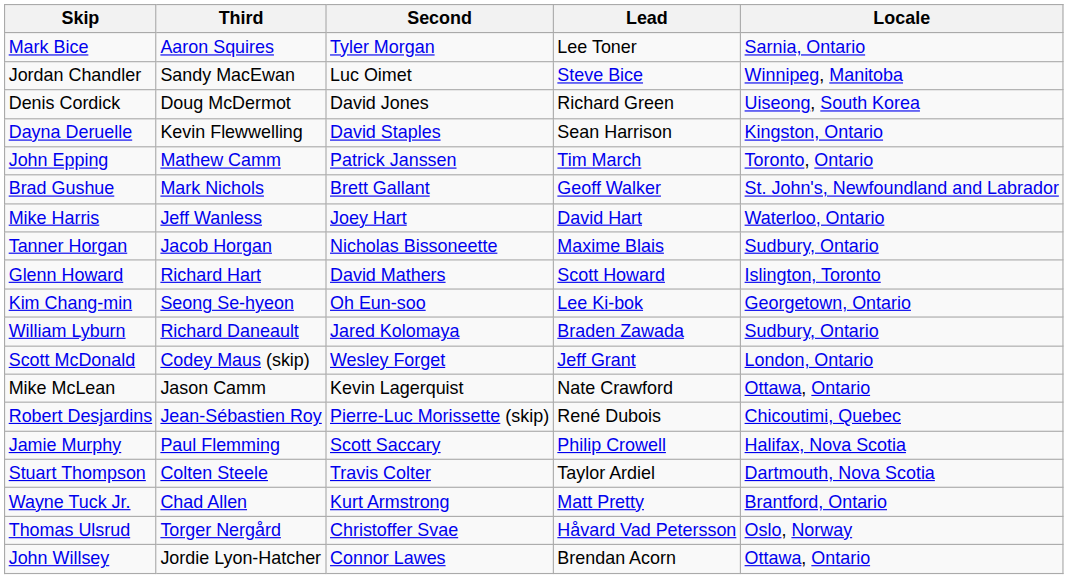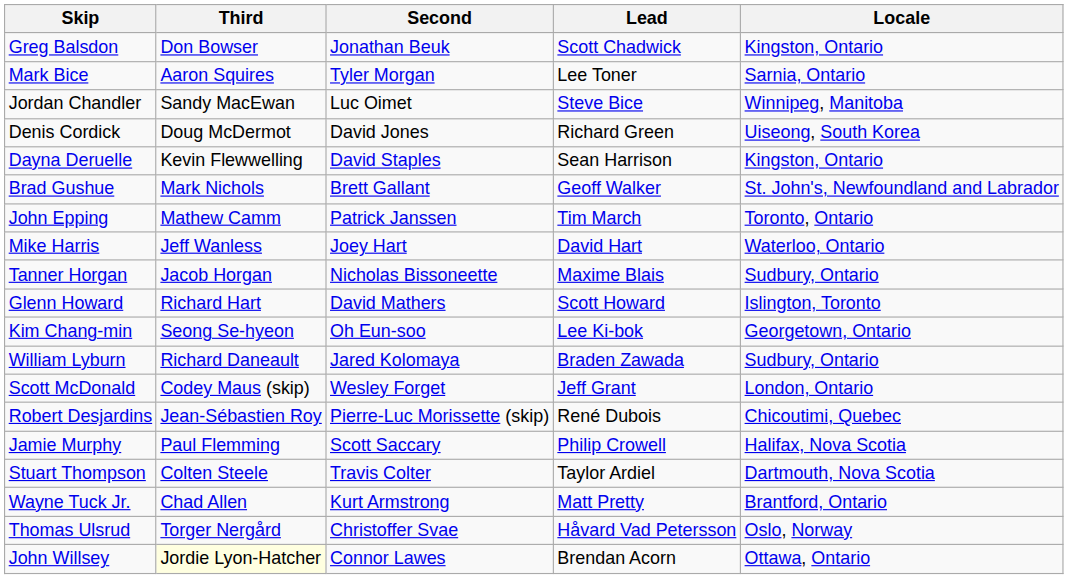+ row: (63, 47)
rows swapped: (59, 160) <-> (61, 189)
- row: (62, 388)
(241, 558) no background -> (241, 558) lightyellow background
